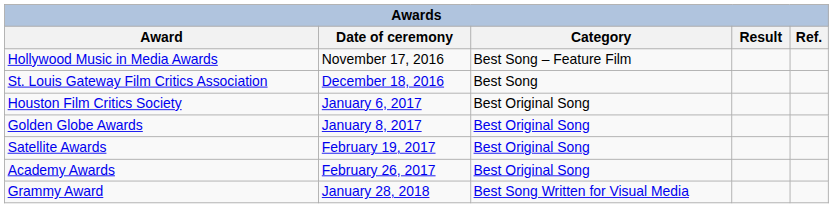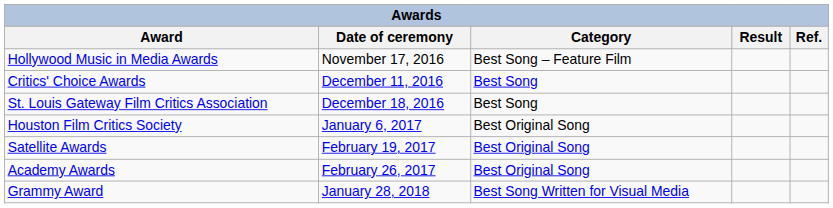+ row: (77, 81)
- row: (75, 125)
